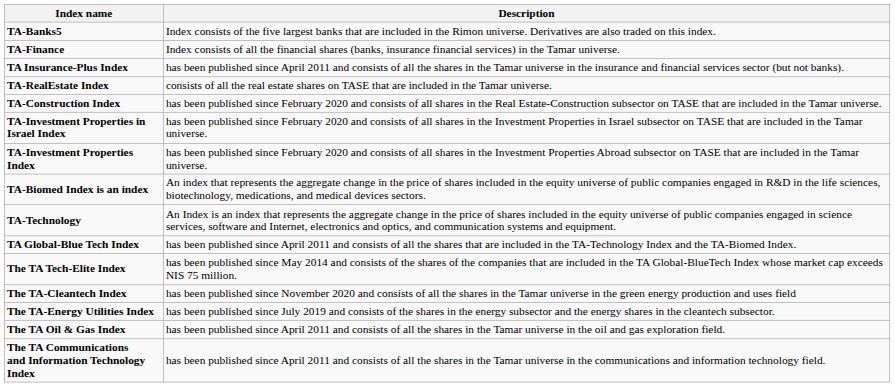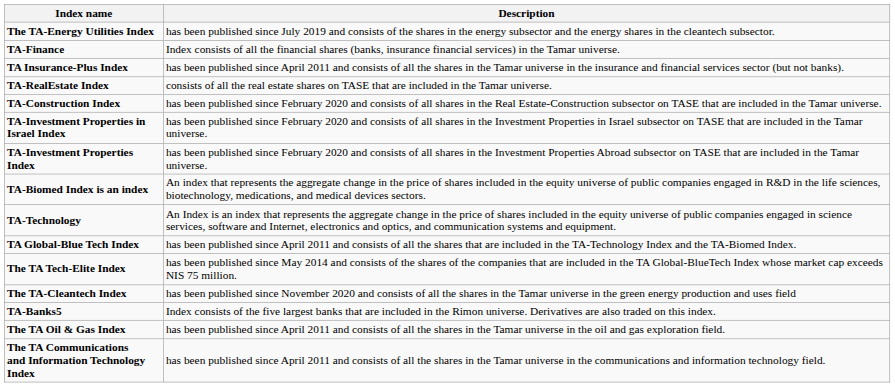rows swapped: (34, 31) <-> (80, 311)
